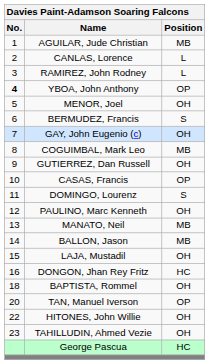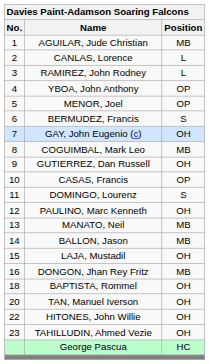(14, 89) bold -> (14, 89) normal
(183, 104) OH -> (183, 104) OP
(183, 271) HC -> (183, 271) MB
(183, 302) OP -> (183, 302) OH
